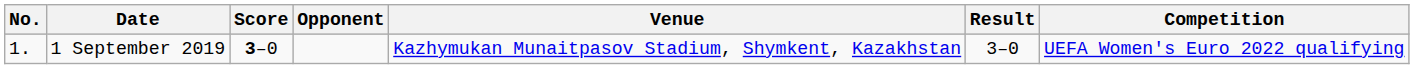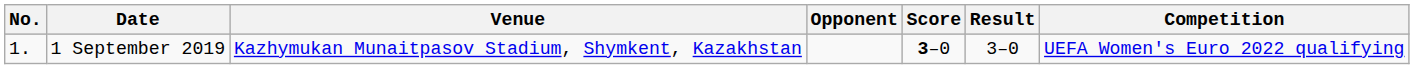columns swapped: (677, 20) <-> (261, 20)
